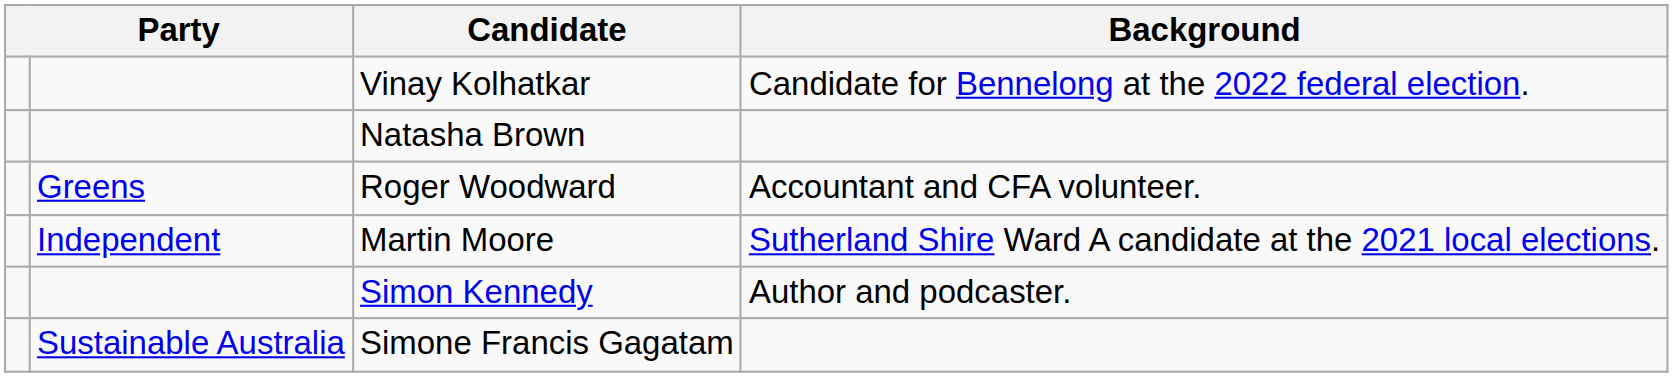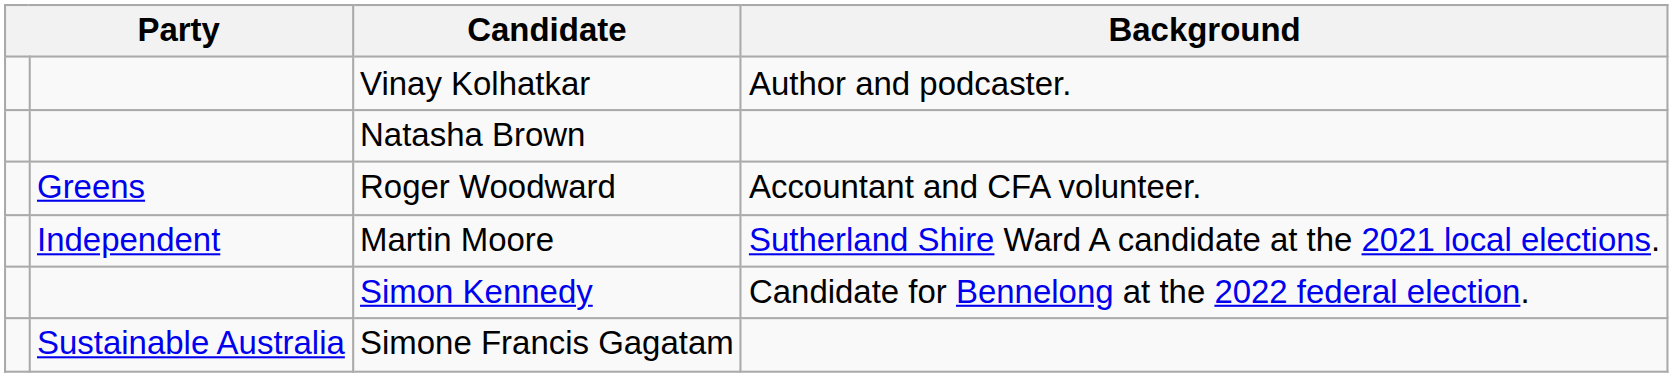(1139, 82) Candidate for Bennelong at the 2022 federal election. -> (910, 82) Author and podcaster.
(910, 291) Author and podcaster. -> (1139, 291) Candidate for Bennelong at the 2022 federal election.
